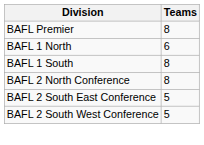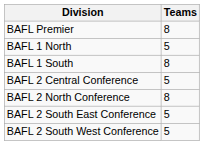(167, 47) 6 -> (167, 47) 5
+ row: (72, 81)
